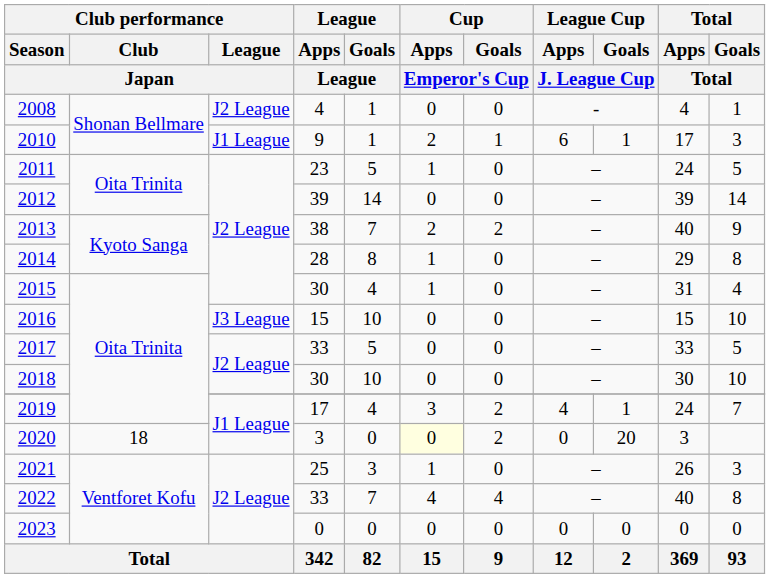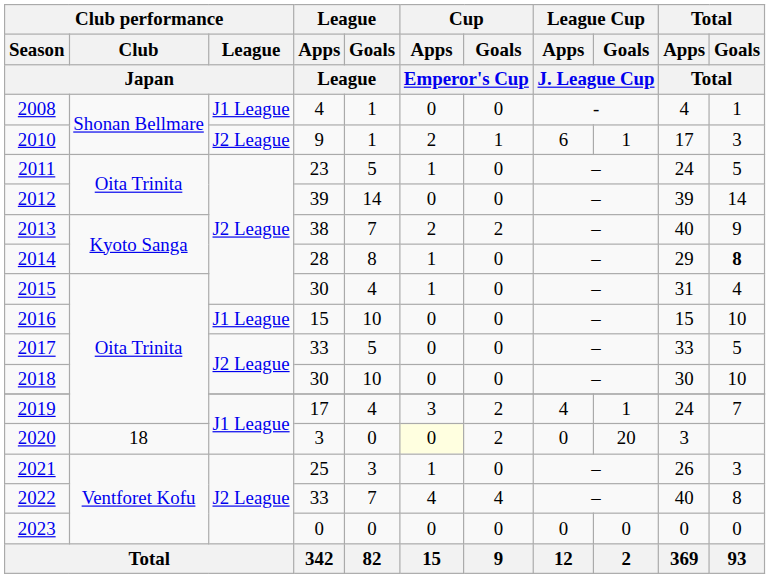(251, 109) J2 League -> (251, 109) J1 League
(251, 139) J1 League -> (251, 139) J2 League
(737, 259) normal -> (737, 259) bold
(251, 318) J3 League -> (251, 318) J1 League
